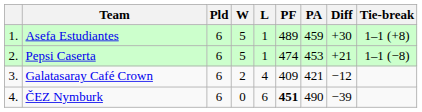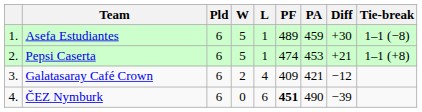(387, 35) 1–1 (+8) -> (387, 35) 1–1 (−8)
(387, 55) 1–1 (−8) -> (387, 55) 1–1 (+8)
